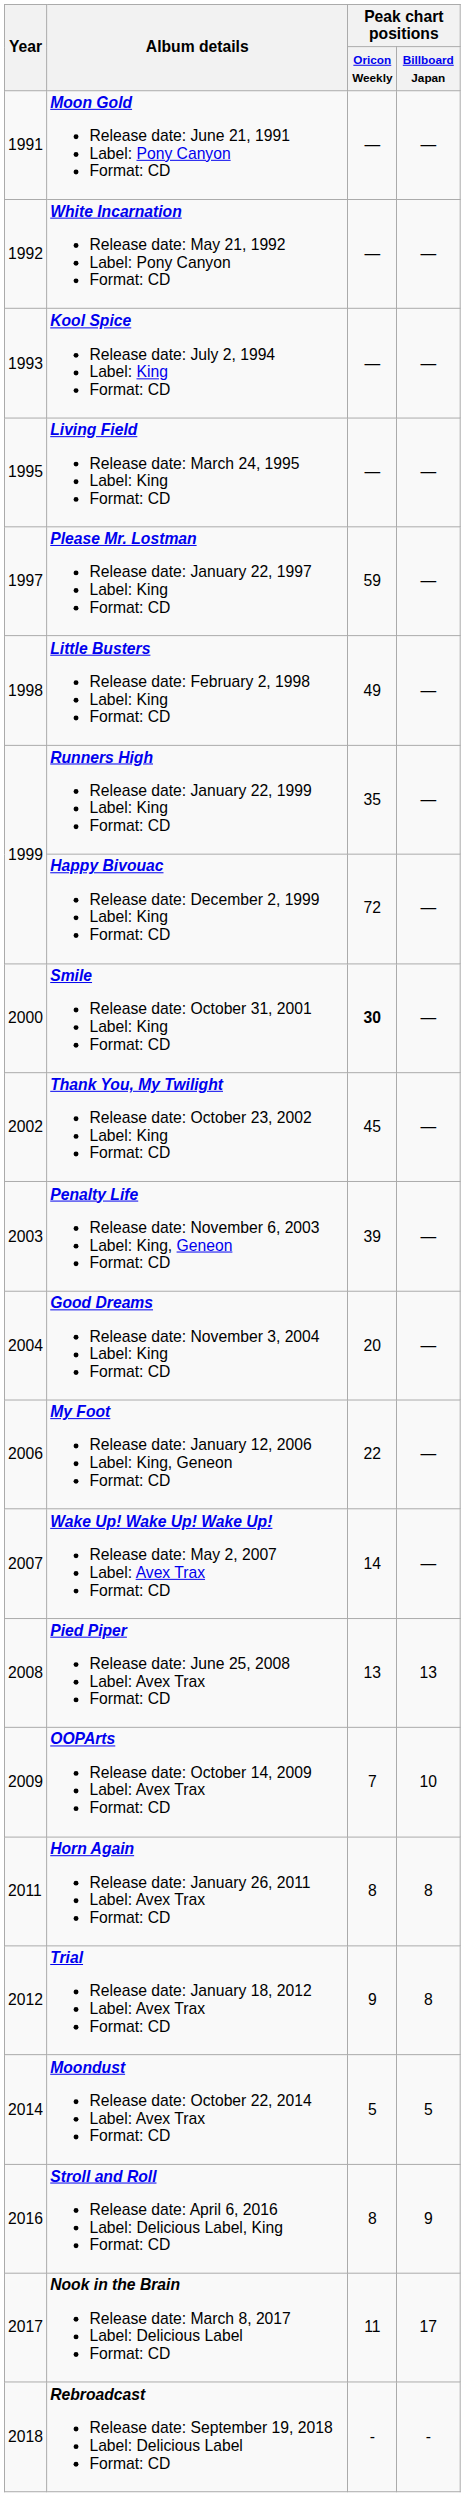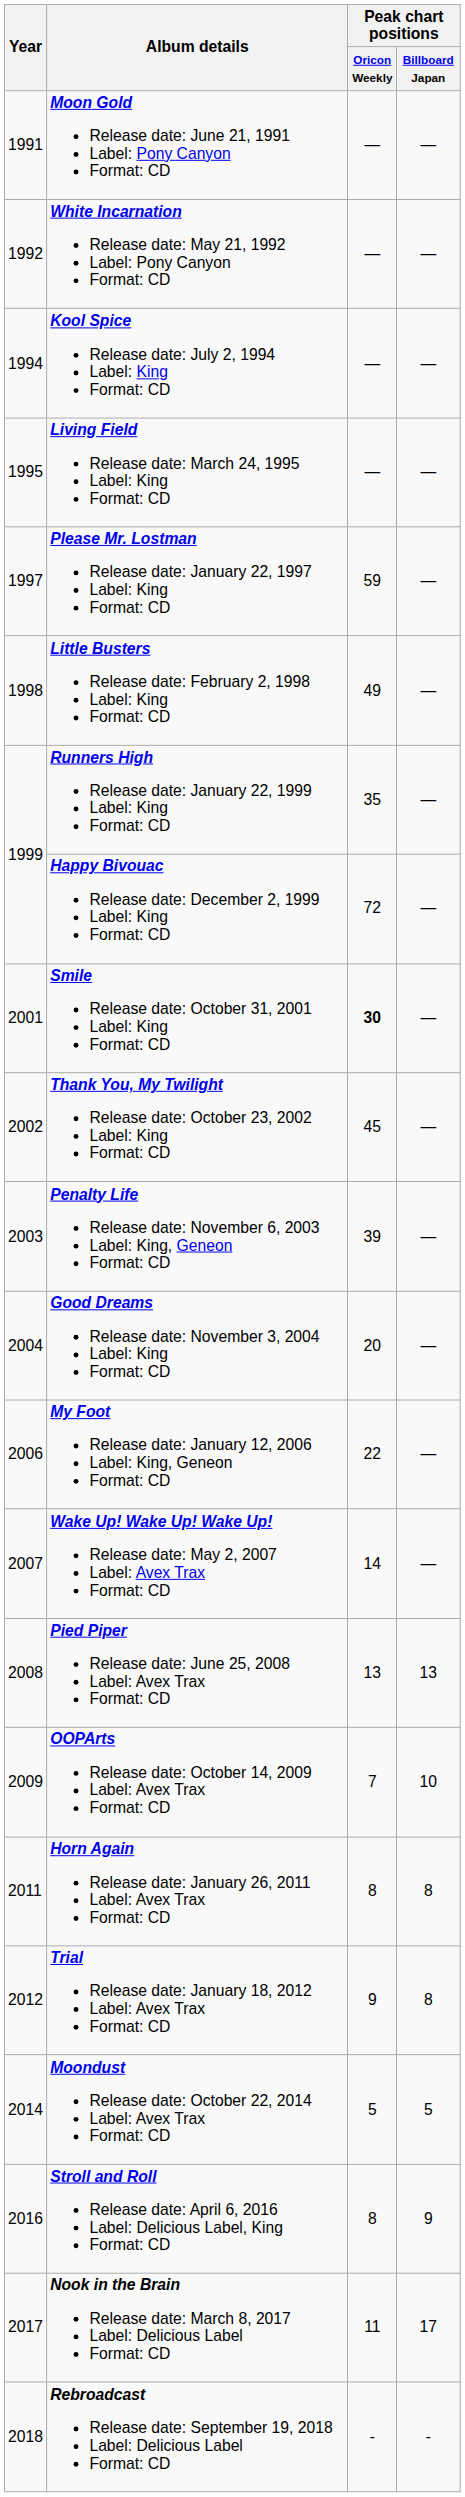(26, 363) 1993 -> (26, 363) 1994
(26, 1018) 2000 -> (26, 1018) 2001
